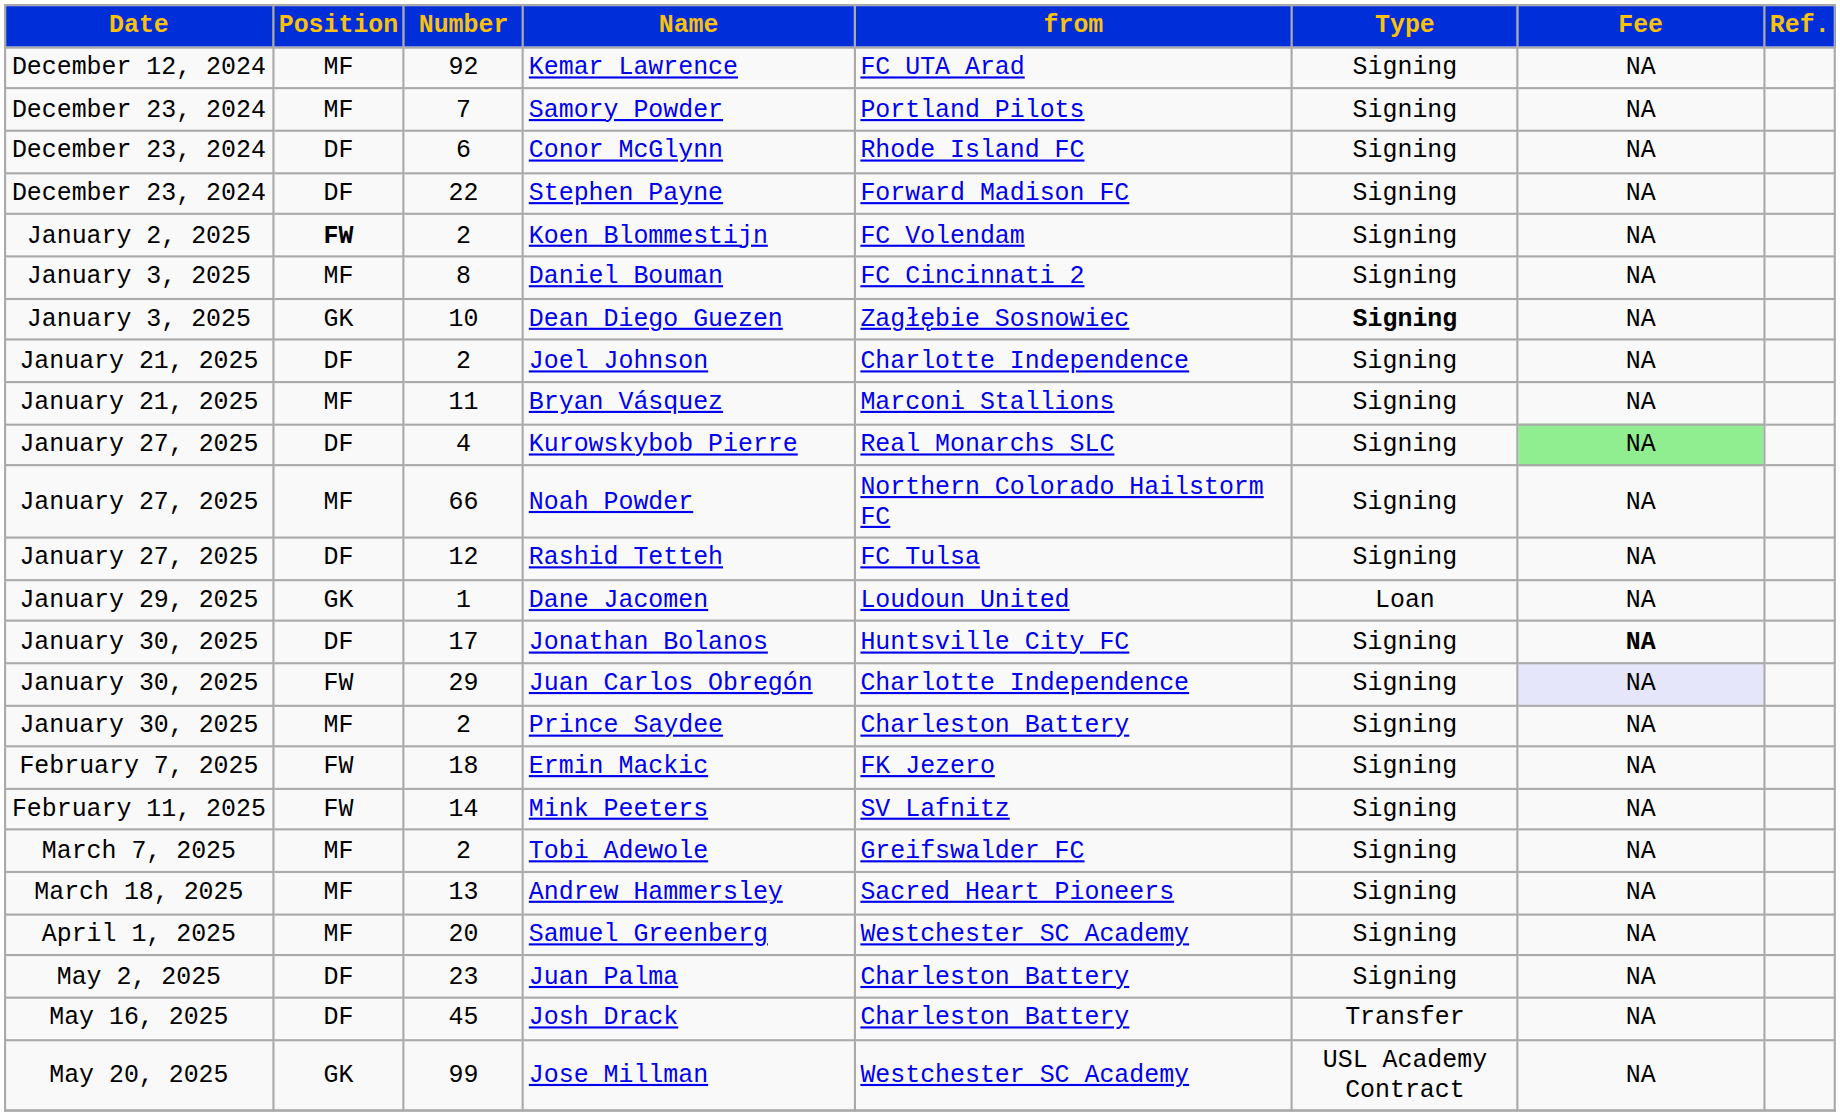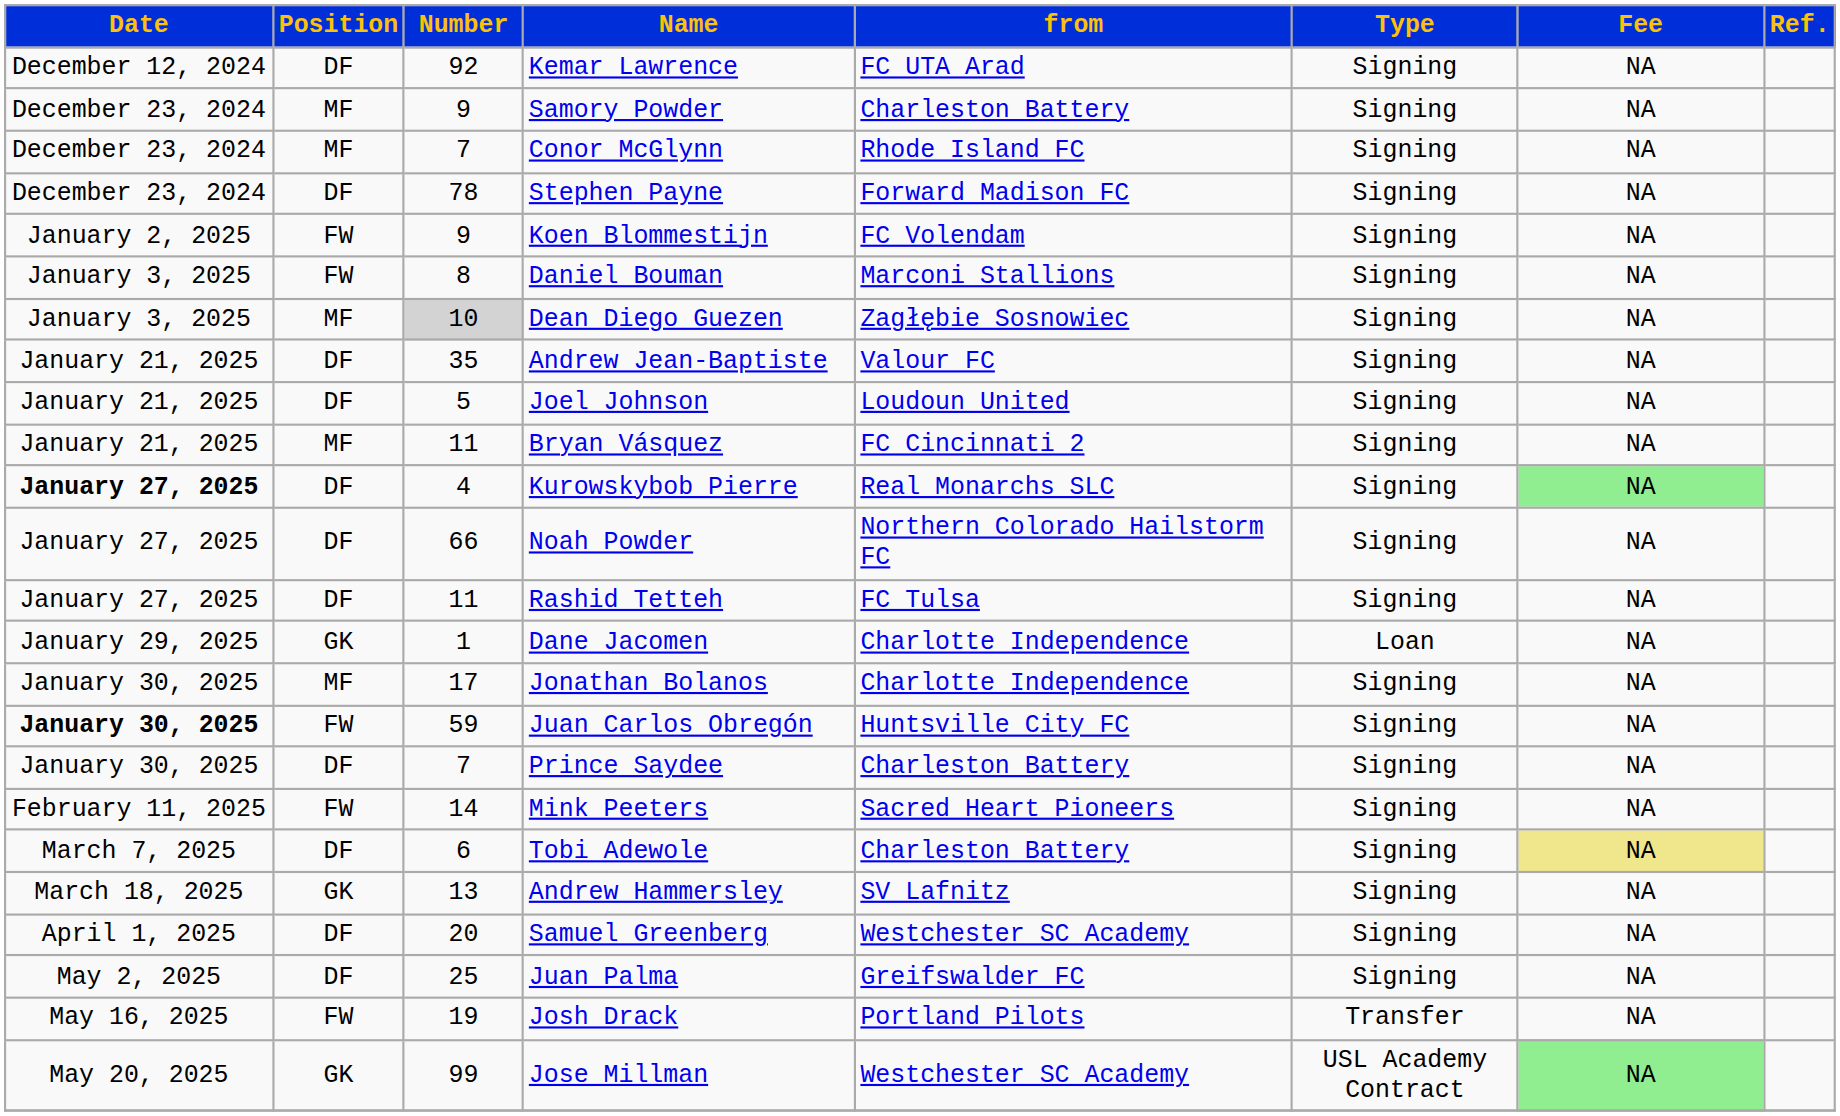(338, 68) MF -> (338, 68) DF
(464, 109) 7 -> (464, 109) 9
(972, 109) Portland Pilots -> (995, 109) Charleston Battery
(338, 151) DF -> (338, 151) MF
(464, 151) 6 -> (464, 151) 7
(464, 193) 22 -> (464, 193) 78
(338, 235) bold -> (338, 235) normal
(464, 235) 2 -> (464, 235) 9
(338, 277) MF -> (338, 277) FW
(972, 277) FC Cincinnati 2 -> (987, 277) Marconi Stallions
(338, 319) GK -> (338, 319) MF
(464, 319) no background -> (464, 319) lightgrey background
(1405, 319) bold -> (1405, 319) normal
+ row: (678, 361)
(464, 361) 2 -> (464, 402) 5
(1025, 361) Charlotte Independence -> (965, 402) Loudoun United
(987, 402) Marconi Stallions -> (972, 444) FC Cincinnati 2
(139, 444) normal -> (139, 486) bold
(338, 501) MF -> (338, 543) DF
(464, 558) 12 -> (464, 600) 11
(965, 600) Loudoun United -> (1025, 642) Charlotte Independence
(338, 642) DF -> (338, 684) MF
(995, 642) Huntsville City FC -> (1025, 684) Charlotte Independence
(1641, 642) bold -> (1641, 684) normal
(139, 684) normal -> (139, 725) bold
(464, 684) 29 -> (464, 725) 59
(1025, 684) Charlotte Independence -> (995, 725) Huntsville City FC
(1641, 684) lavender background -> (1641, 725) no background
(338, 725) MF -> (338, 767) DF
(464, 725) 2 -> (464, 767) 7
- row: (618, 767)
(935, 809) SV Lafnitz -> (1017, 809) Sacred Heart Pioneers
(338, 851) MF -> (338, 851) DF
(464, 851) 2 -> (464, 851) 6
(972, 851) Greifswalder FC -> (995, 851) Charleston Battery
(1641, 851) no background -> (1641, 851) khaki background
(338, 893) MF -> (338, 893) GK
(1017, 893) Sacred Heart Pioneers -> (935, 893) SV Lafnitz
(338, 935) MF -> (338, 935) DF
(464, 977) 23 -> (464, 977) 25
(995, 977) Charleston Battery -> (972, 977) Greifswalder FC
(338, 1018) DF -> (338, 1018) FW
(464, 1018) 45 -> (464, 1018) 19
(995, 1018) Charleston Battery -> (972, 1018) Portland Pilots
(1641, 1075) no background -> (1641, 1075) lightgreen background
